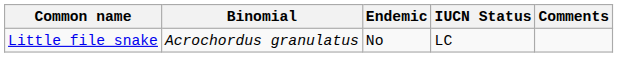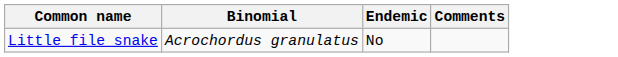- column: (483, 17)
